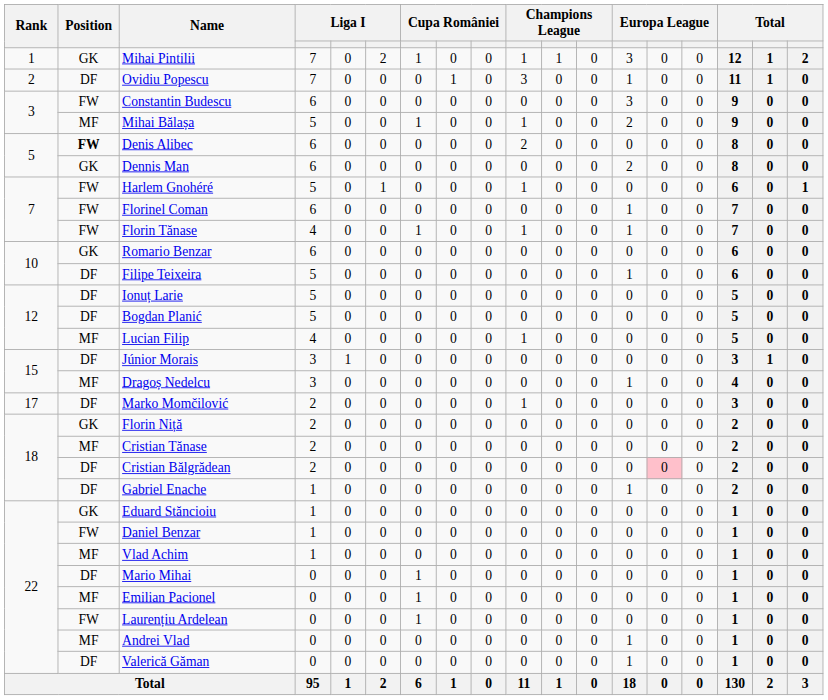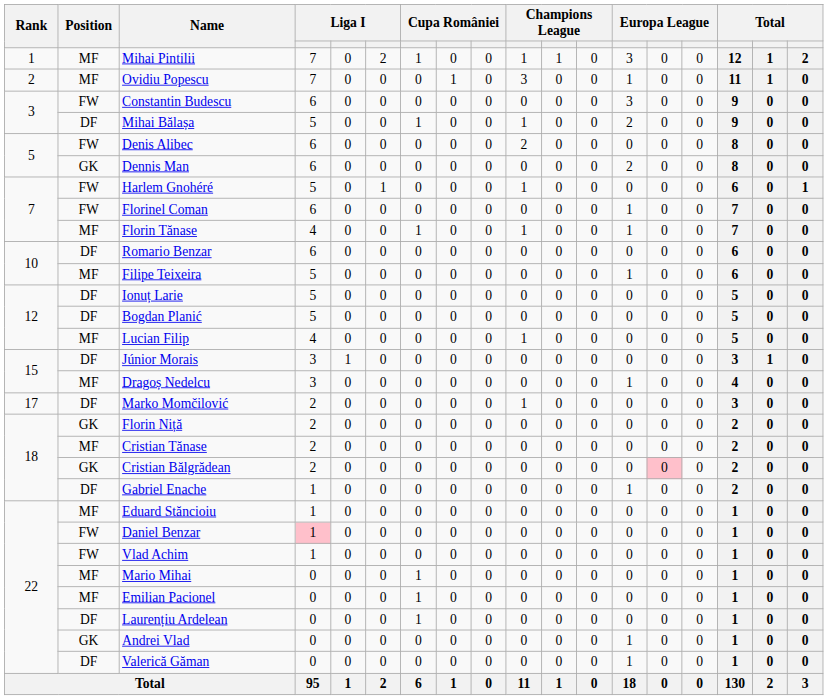(89, 58) GK -> (89, 58) MF
(89, 79) DF -> (89, 79) MF
(89, 123) MF -> (89, 123) DF
(89, 144) bold -> (89, 144) normal
(89, 230) FW -> (89, 230) MF
(89, 252) GK -> (89, 252) DF
(89, 274) DF -> (89, 274) MF
(89, 468) DF -> (89, 468) GK
(89, 511) GK -> (89, 511) MF
(313, 532) no background -> (313, 532) pink background
(89, 554) MF -> (89, 554) FW
(89, 576) DF -> (89, 576) MF
(89, 619) FW -> (89, 619) DF
(89, 640) MF -> (89, 640) GK
